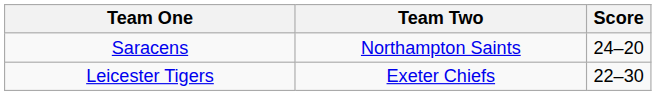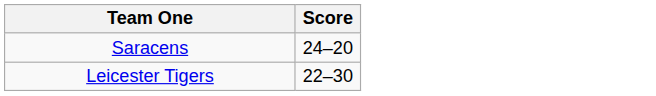- column: (441, 18)
